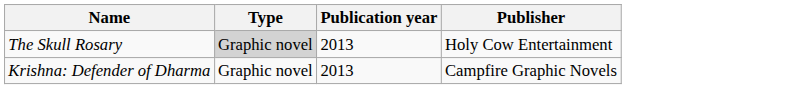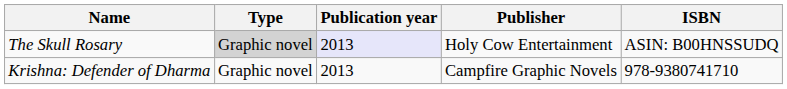+ column: (702, 17)
(337, 44) no background -> (337, 44) lavender background
